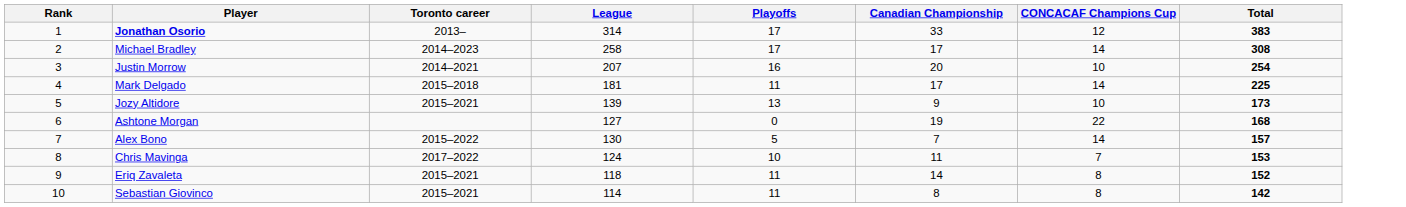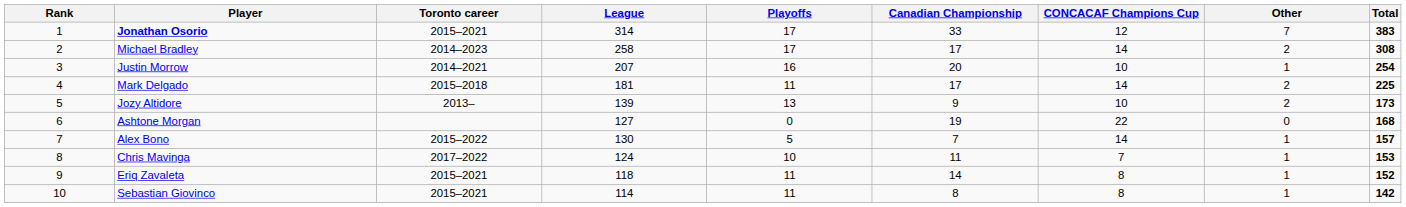+ column: (1287, 13)
(450, 31) 2013– -> (459, 31) 2015–2021
(450, 103) 2015–2021 -> (459, 103) 2013–
